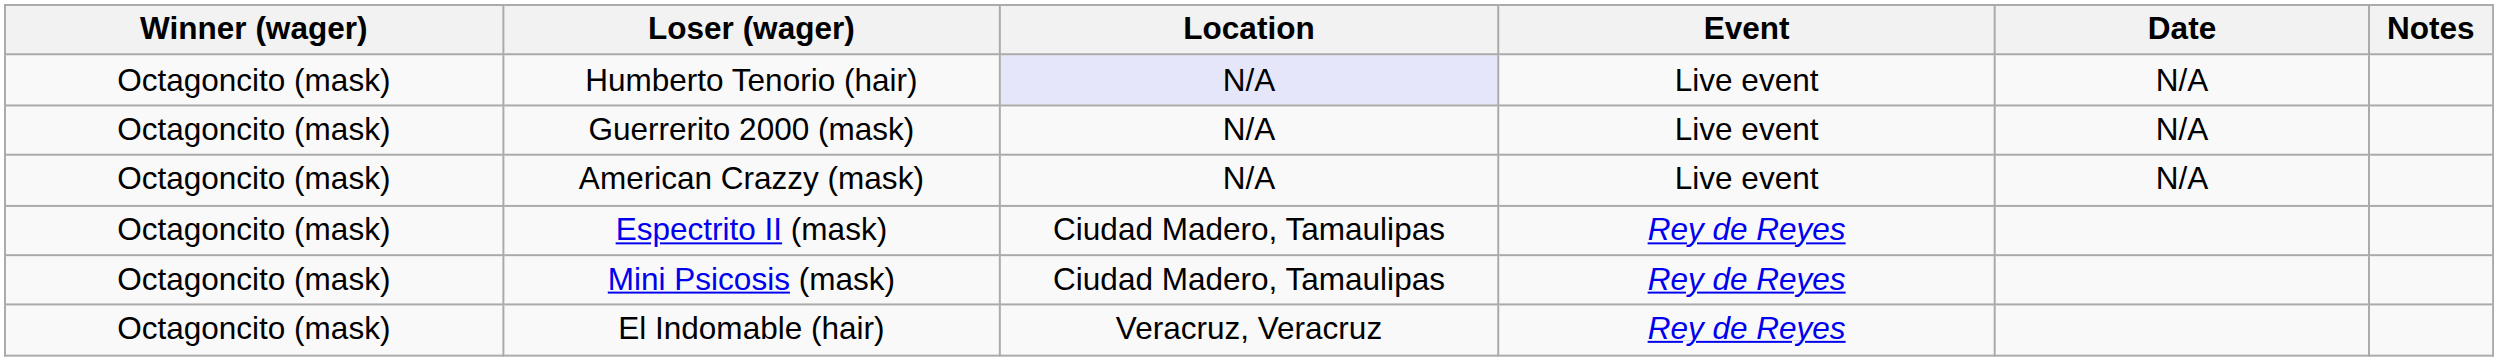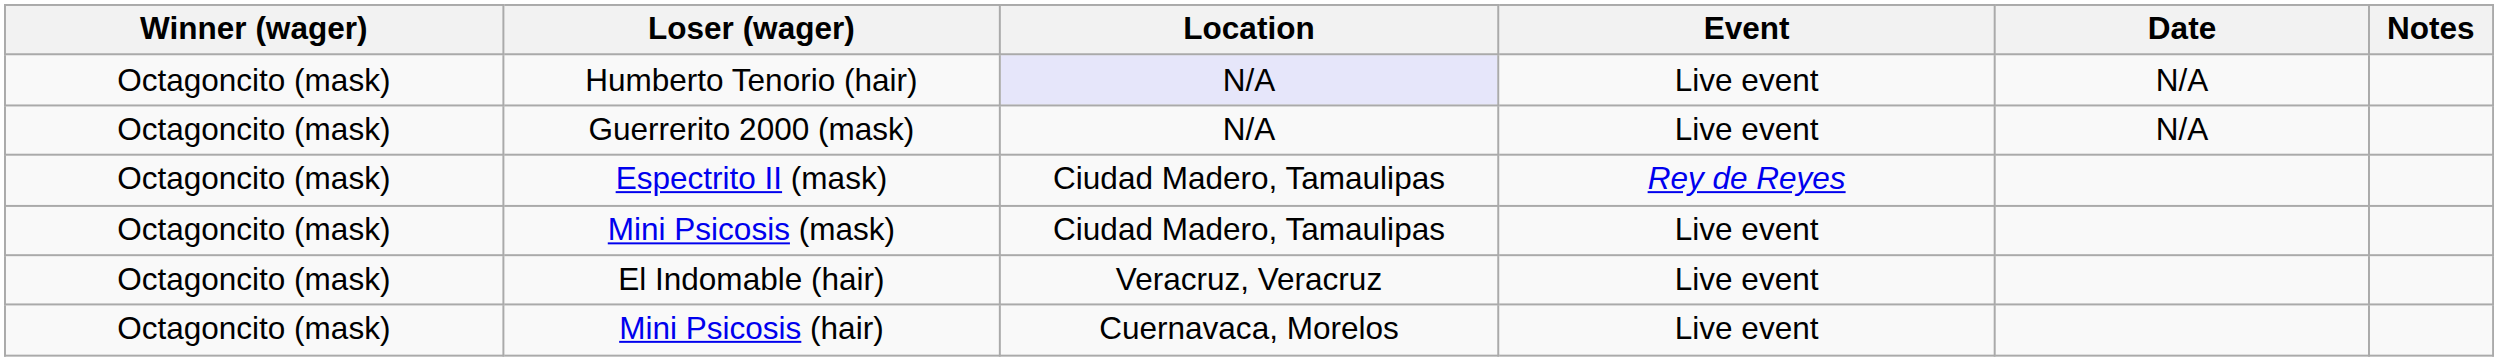- row: (751, 179)
(1747, 279) Rey de Reyes -> (1747, 229) Live event
(1747, 329) Rey de Reyes -> (1747, 279) Live event
+ row: (751, 329)
